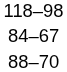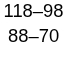- row: (34, 36)
